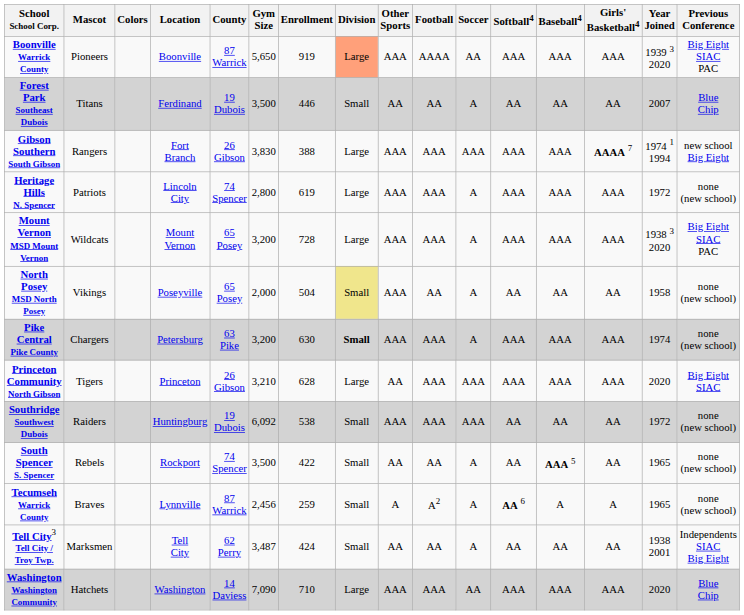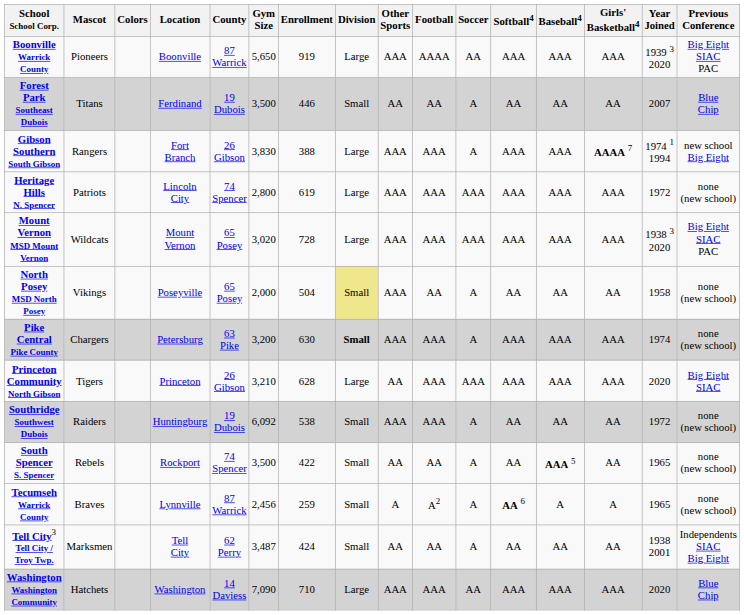(357, 57) lightsalmon background -> (357, 57) no background
(473, 151) AAA -> (473, 151) A
(473, 192) A -> (473, 192) AAA
(264, 239) 3,200 -> (264, 239) 3,020
(473, 239) A -> (473, 239) AAA
(473, 422) AAA -> (473, 422) A
